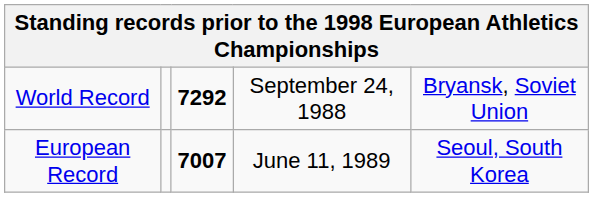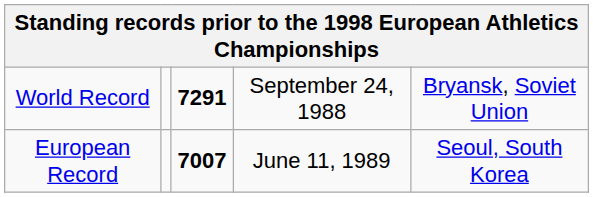(202, 97) 7292 -> (202, 97) 7291
